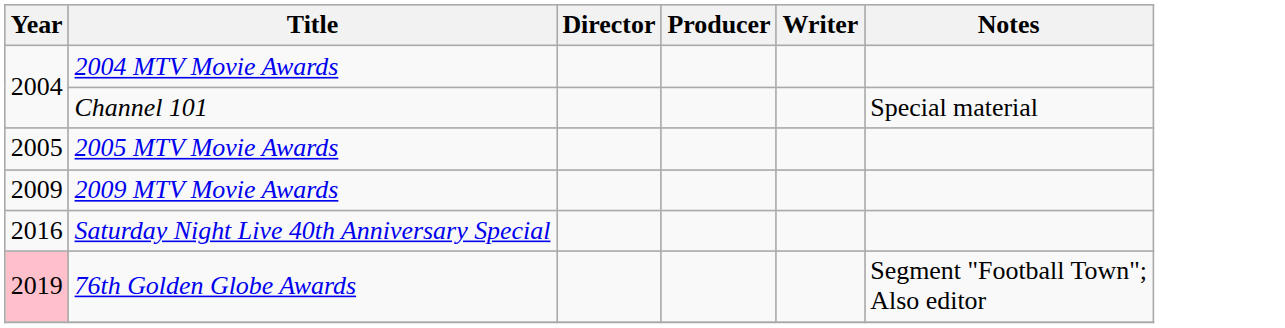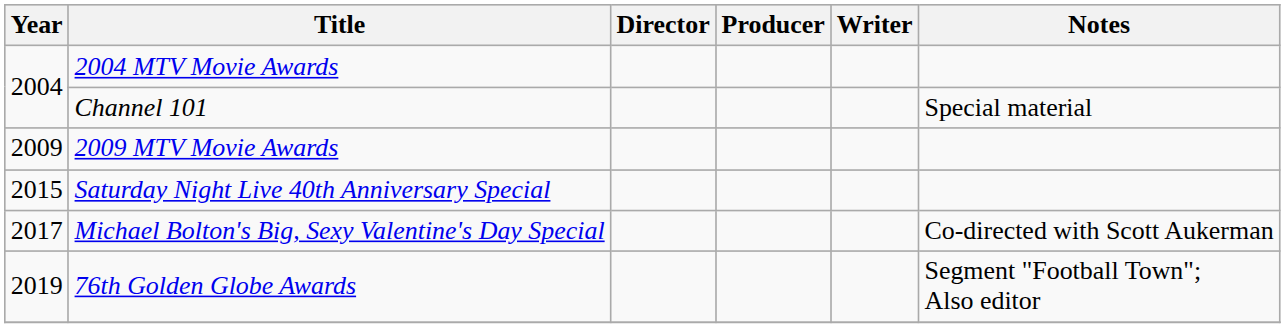- row: (206, 148)
(37, 230) 2016 -> (37, 189) 2015
+ row: (340, 230)
(37, 286) pink background -> (37, 286) no background
